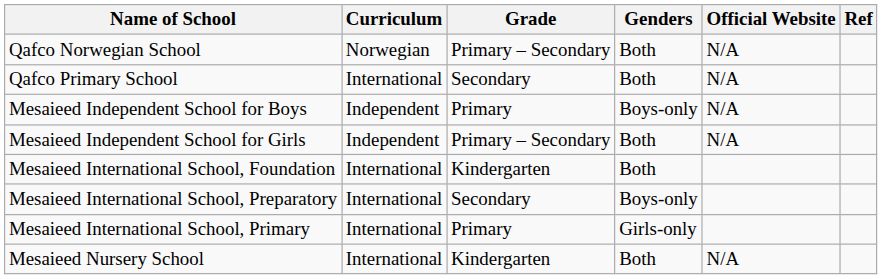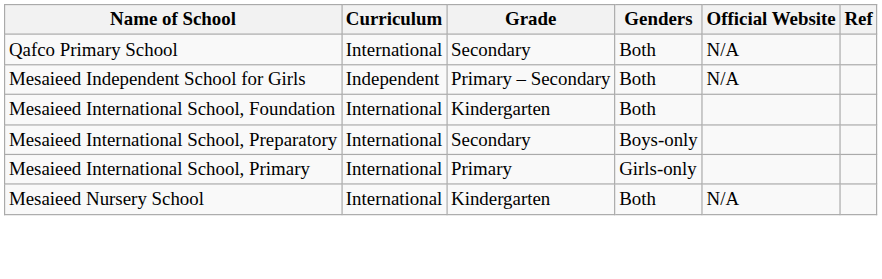- row: (105, 49)
- row: (158, 109)
